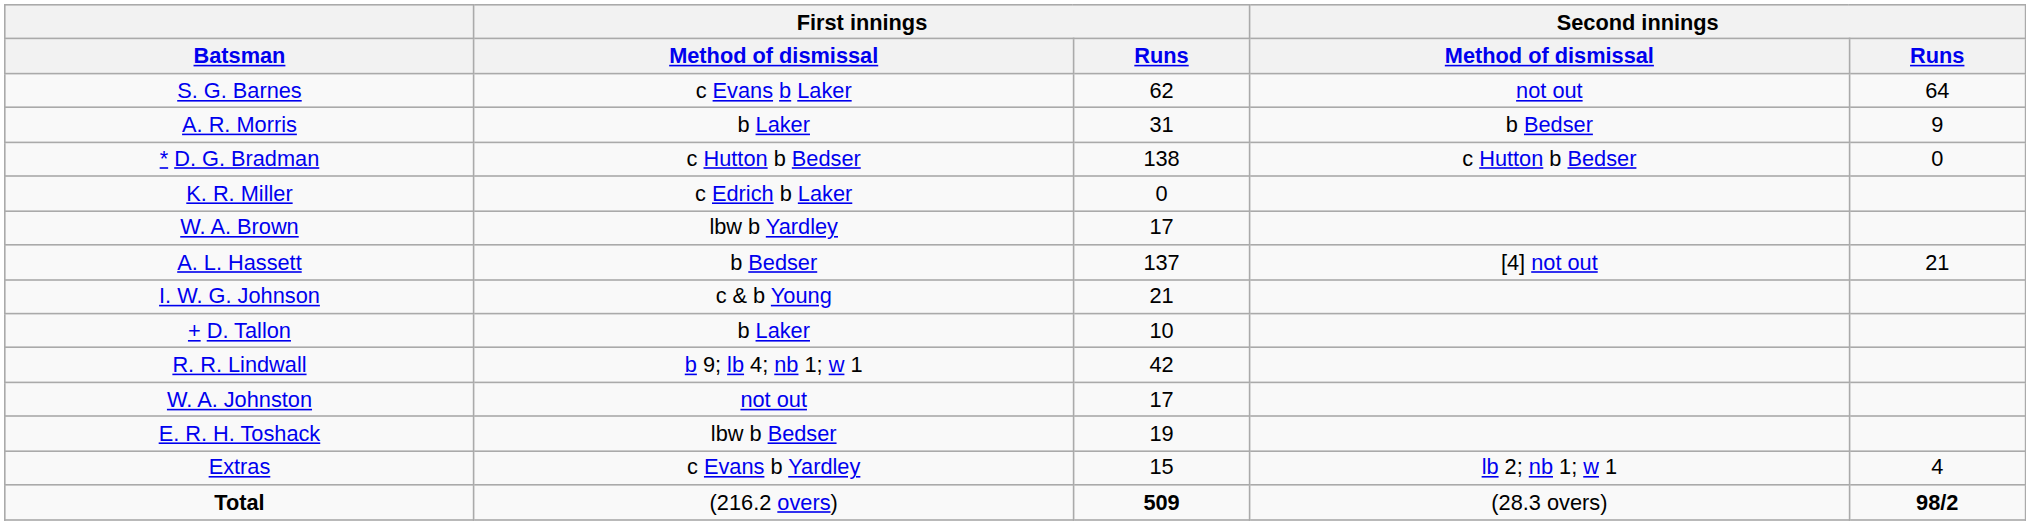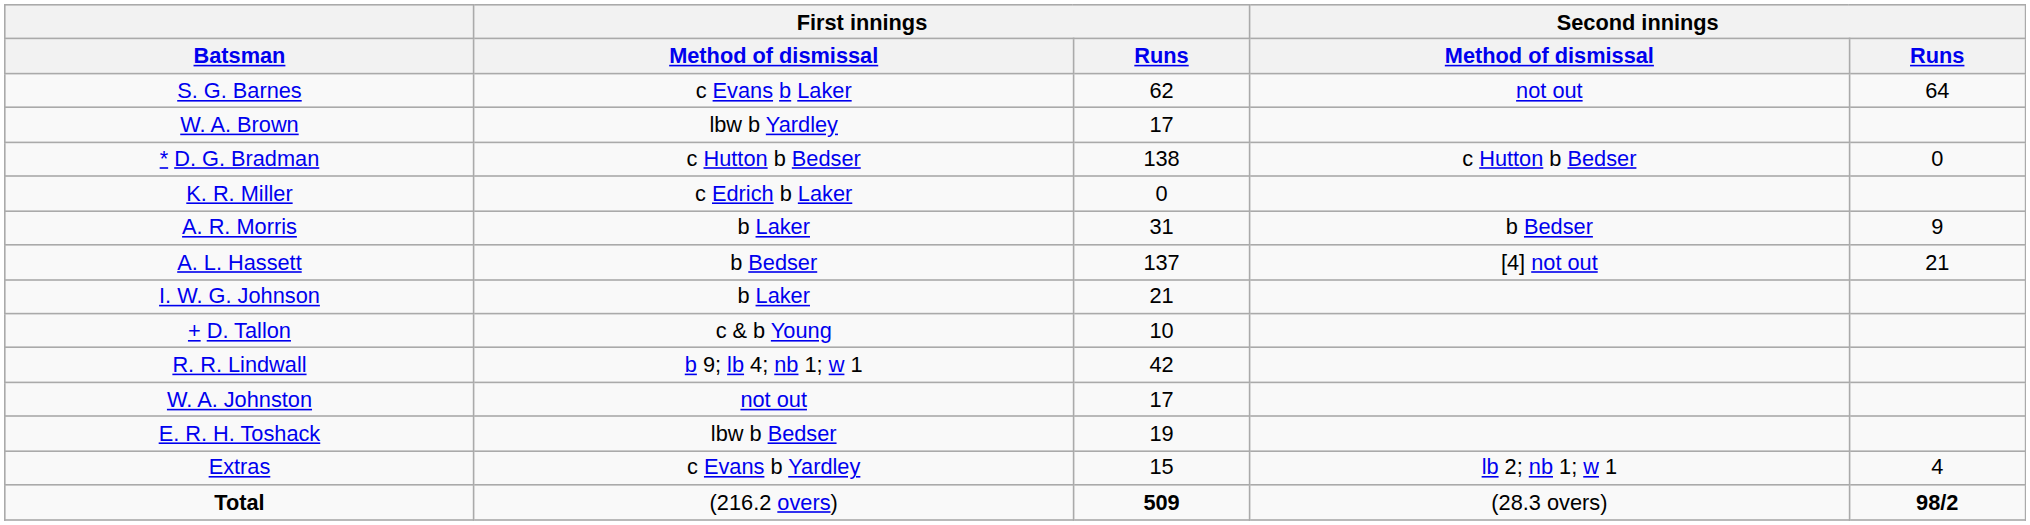rows swapped: (239, 124) <-> (239, 227)
(774, 296) c & b Young -> (774, 296) b Laker
(774, 330) b Laker -> (774, 330) c & b Young
